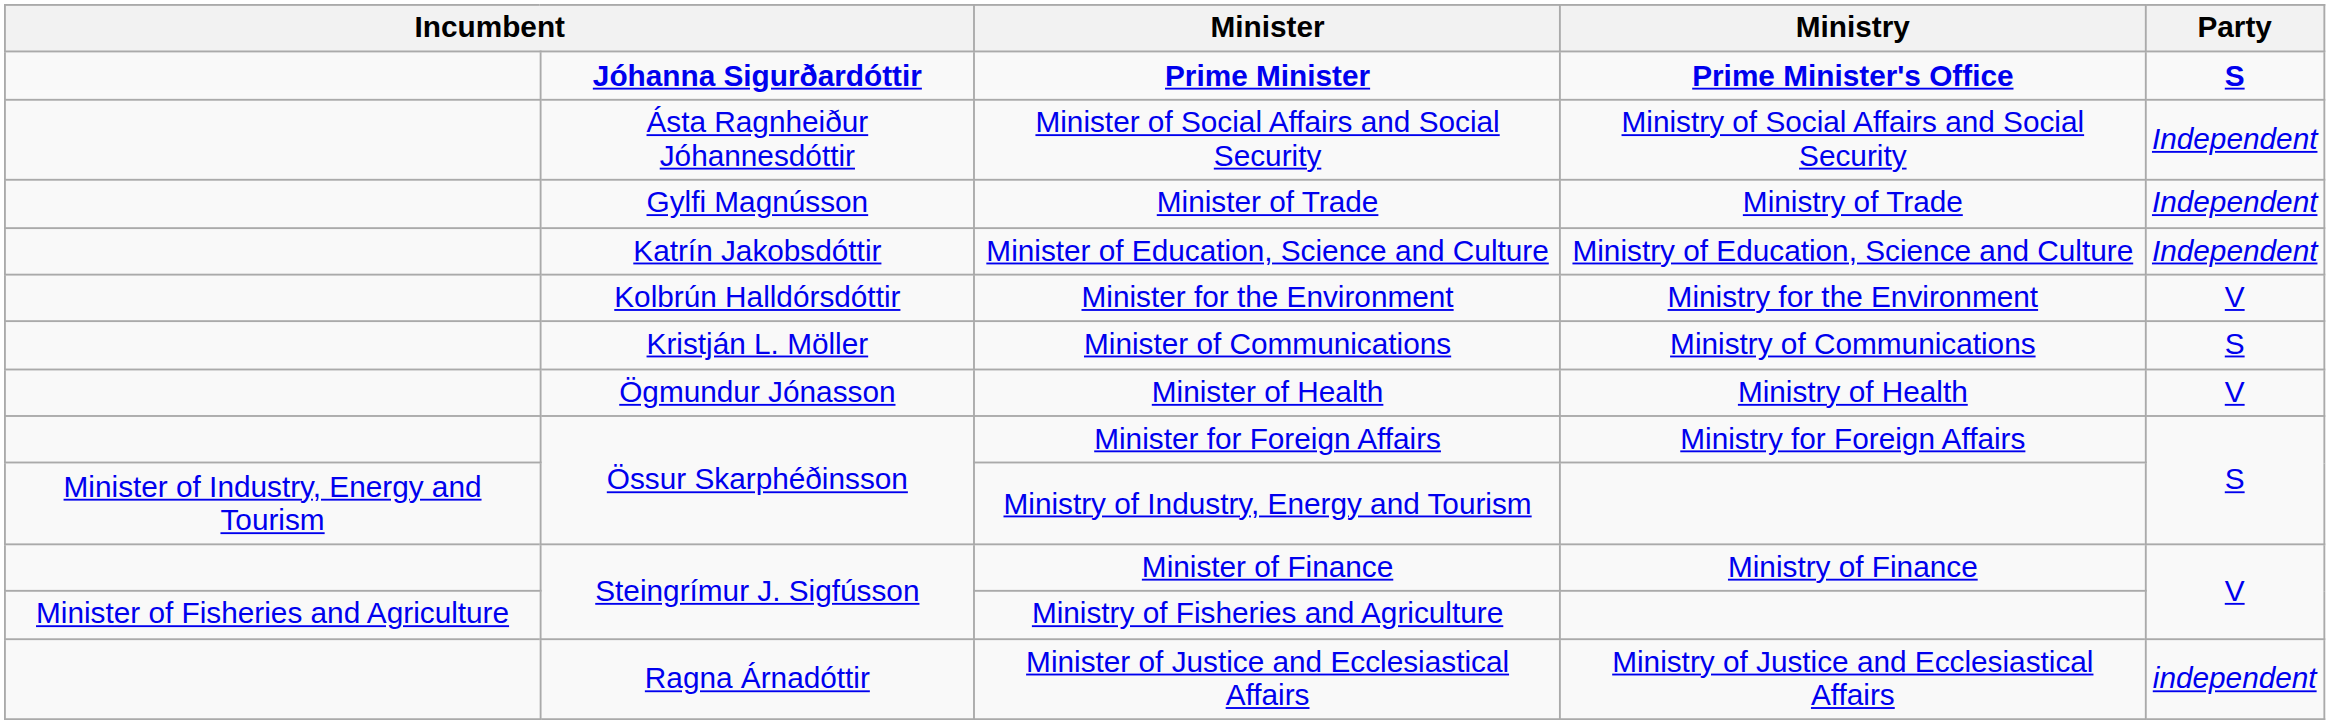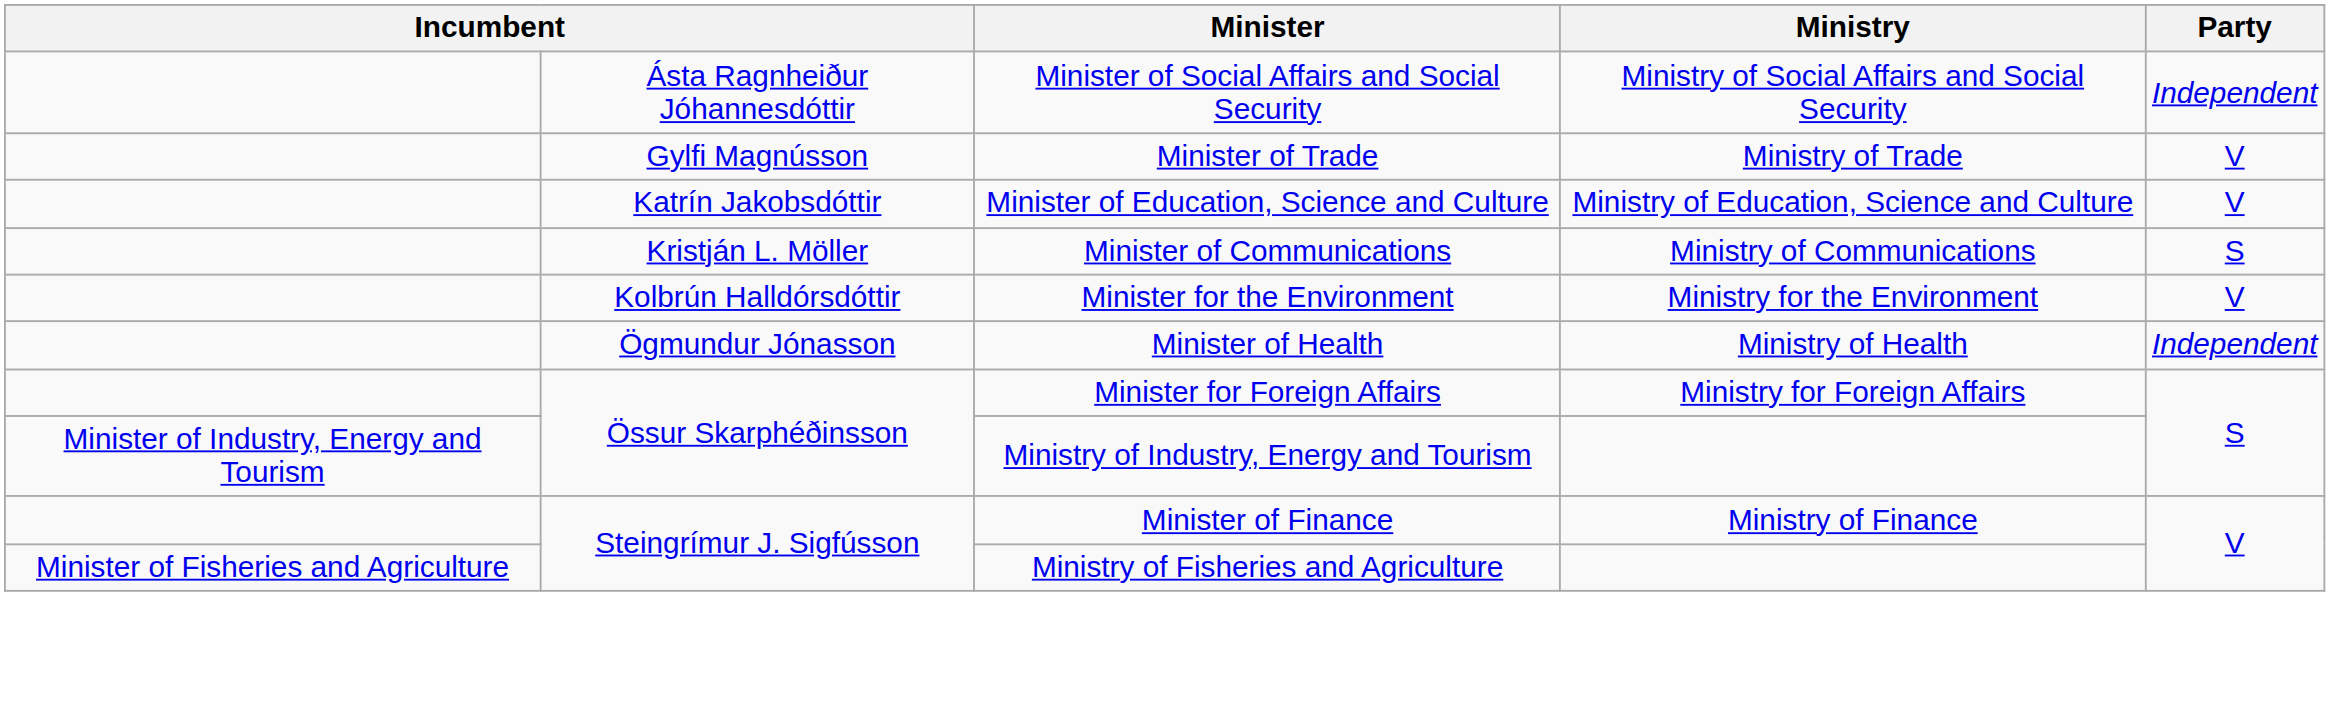- row: (1268, 75)
(2235, 203) Independent -> (2235, 155) V
(2235, 250) Independent -> (2235, 203) V
rows swapped: (1268, 297) <-> (1268, 344)
(2235, 391) V -> (2235, 344) Independent
- row: (1268, 678)
